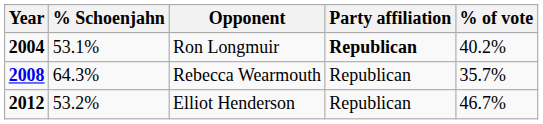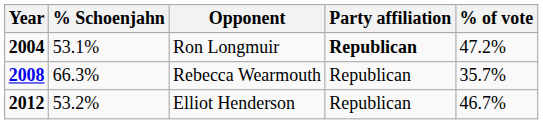(483, 47) 40.2% -> (483, 47) 47.2%
(76, 75) 64.3% -> (76, 75) 66.3%
